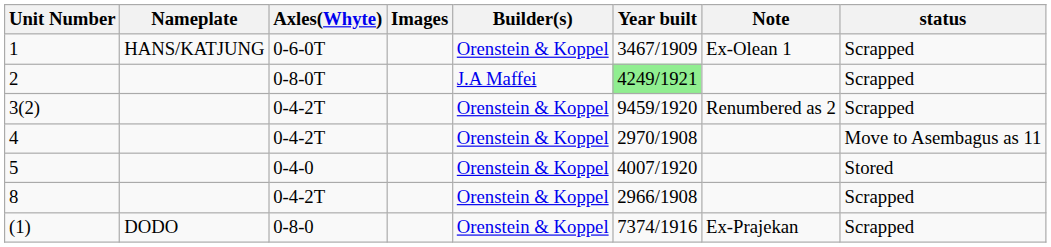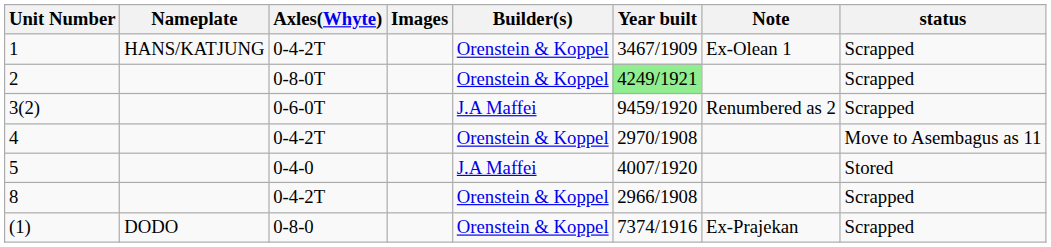(299, 49) 0-6-0T -> (299, 49) 0-4-2T
(497, 78) J.A Maffei -> (533, 78) Orenstein & Koppel
(299, 108) 0-4-2T -> (299, 108) 0-6-0T
(533, 108) Orenstein & Koppel -> (497, 108) J.A Maffei
(533, 167) Orenstein & Koppel -> (497, 167) J.A Maffei
